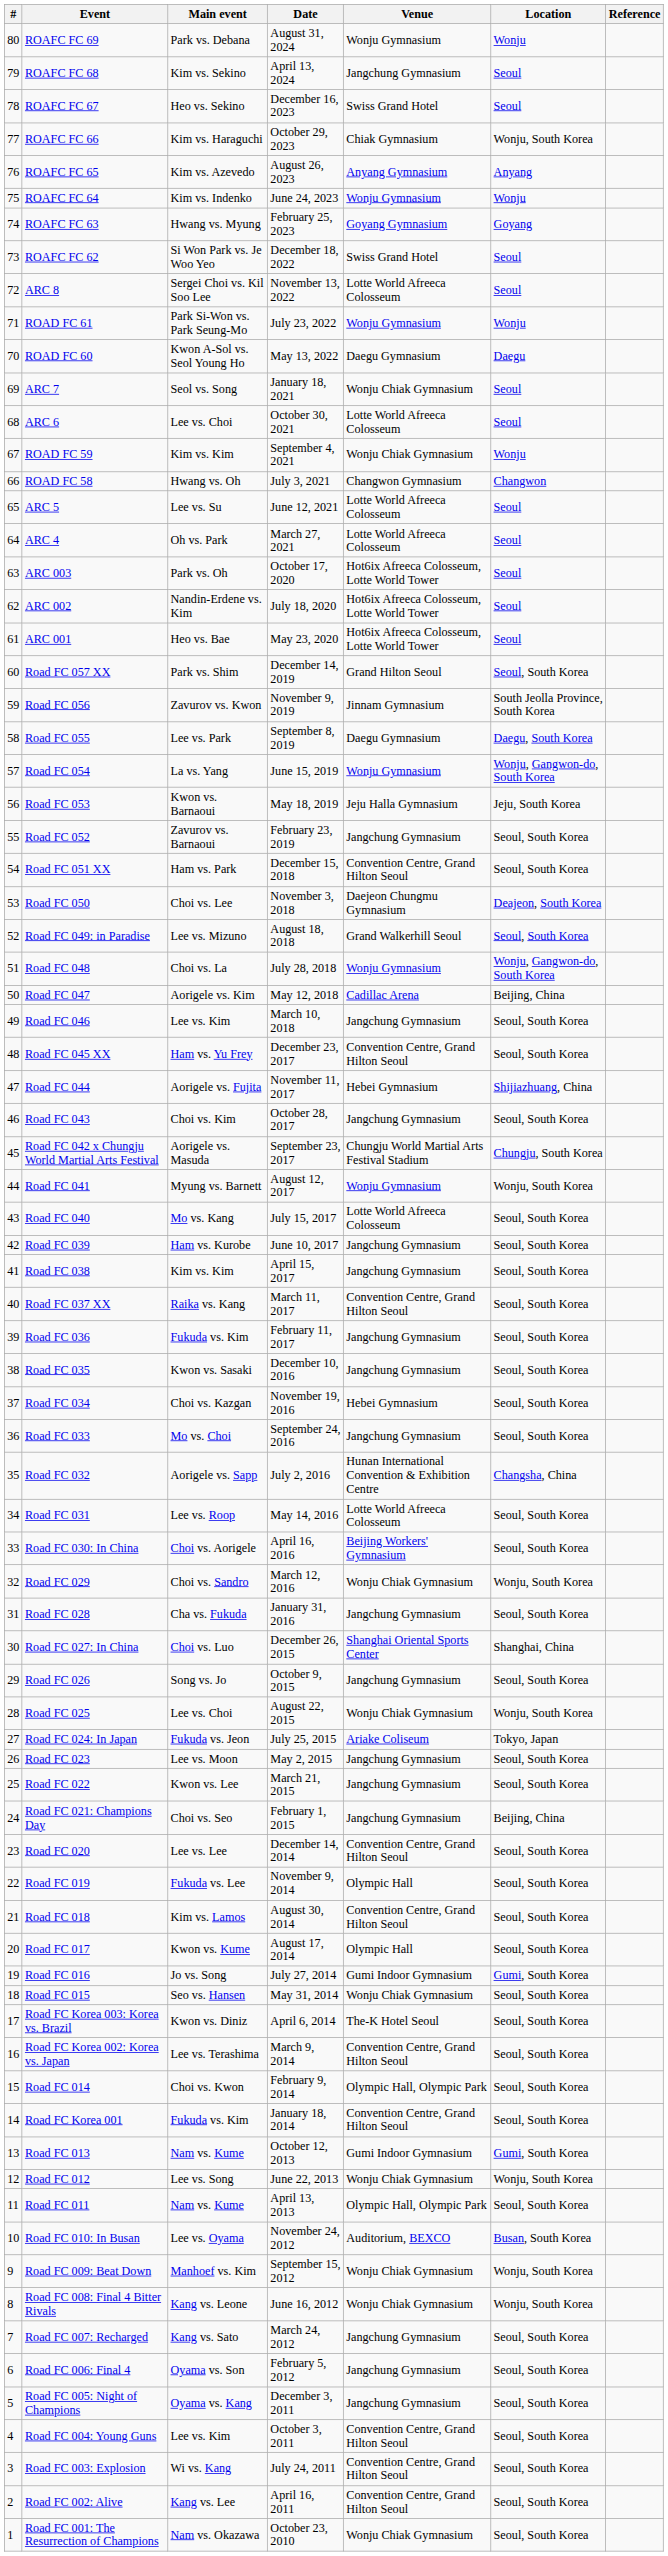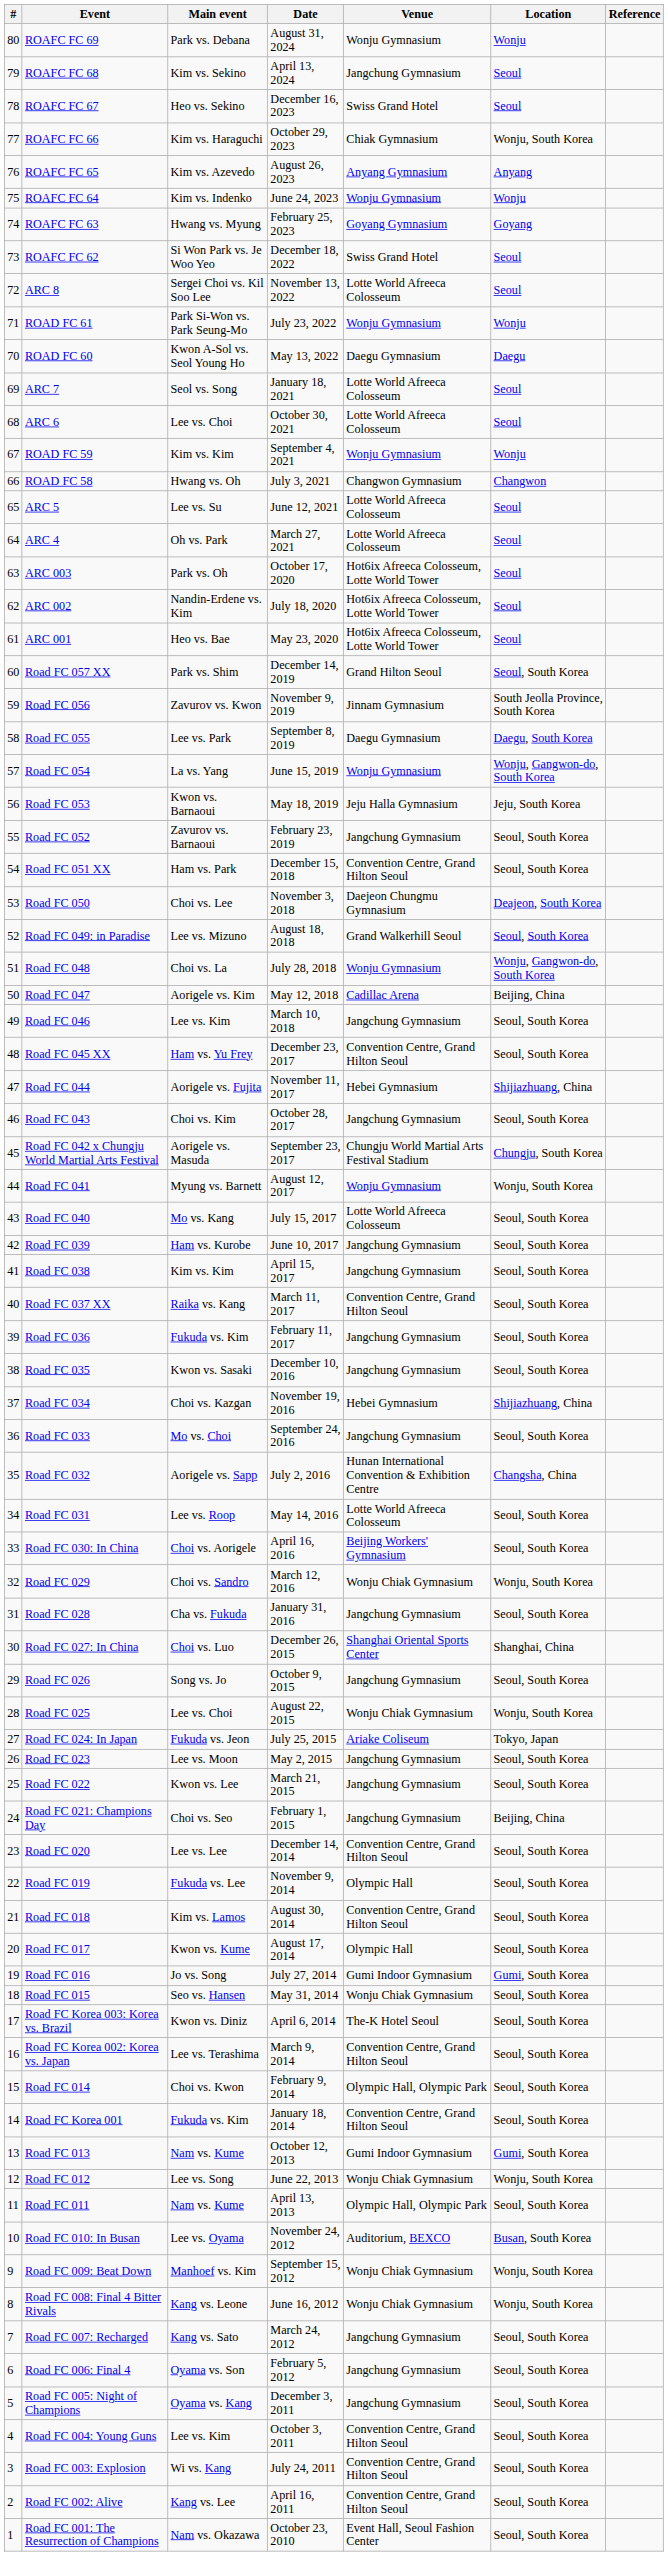(410, 389) Wonju Chiak Gymnasium -> (396, 389) Lotte World Afreeca Colosseum
(410, 455) Wonju Chiak Gymnasium -> (394, 455) Wonju Gymnasium
(541, 1403) Seoul, South Korea -> (543, 1403) Shijiazhuang, China
(410, 2535) Wonju Chiak Gymnasium -> (410, 2535) Event Hall, Seoul Fashion Center
